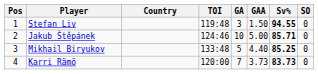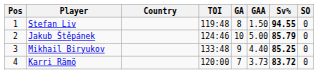(239, 24) 3 -> (239, 24) 8
(284, 37) 85.71 -> (284, 37) 85.79
(239, 50) 5 -> (239, 50) 9
(284, 62) 83.73 -> (284, 62) 83.72
